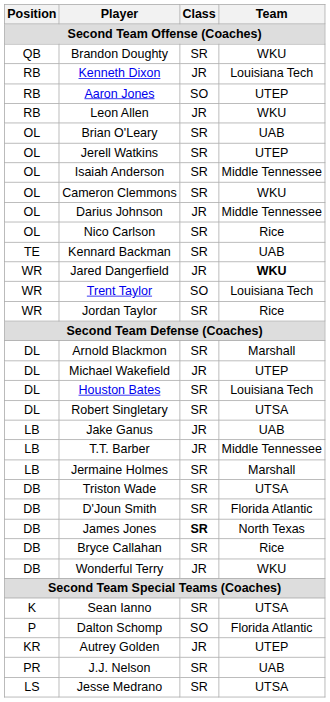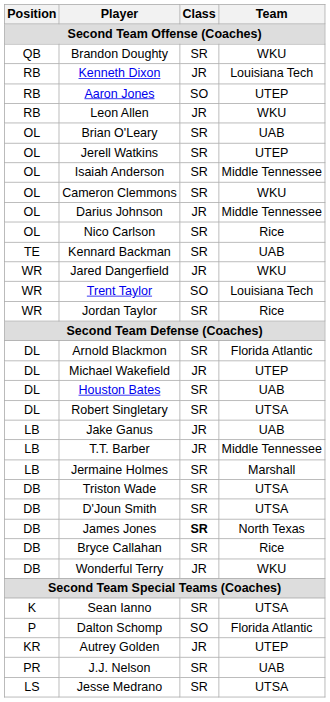(272, 271) bold -> (272, 271) normal
(272, 350) Marshall -> (272, 350) Florida Atlantic
(272, 390) Louisiana Tech -> (272, 390) UAB
(272, 509) Florida Atlantic -> (272, 509) UTSA
